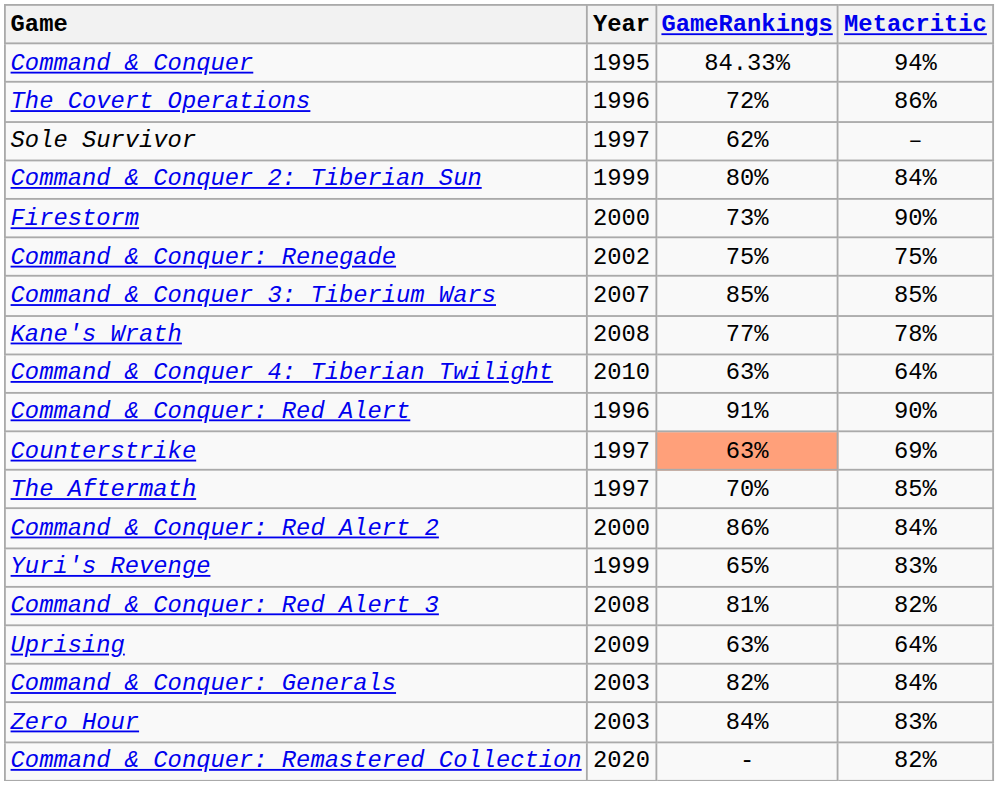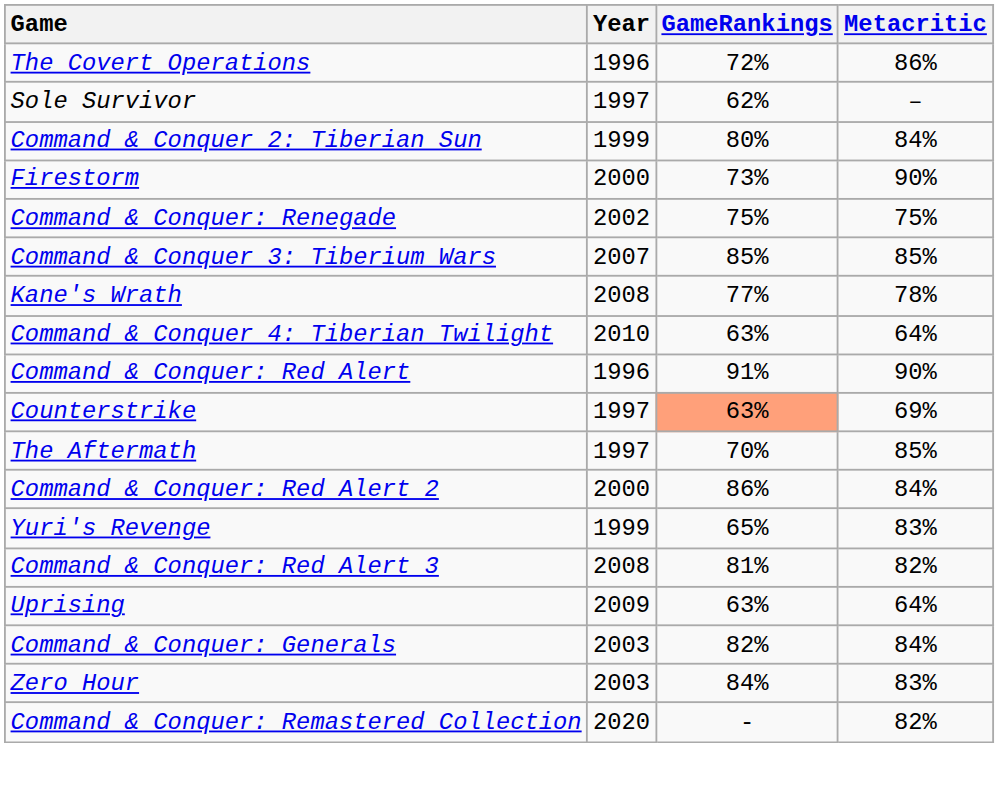- row: (132, 63)
